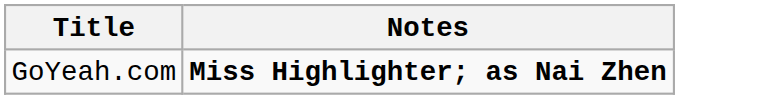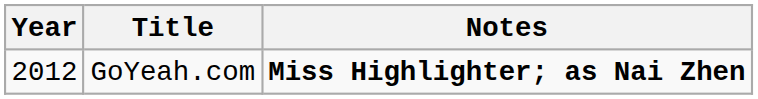+ column: (45, 27)
